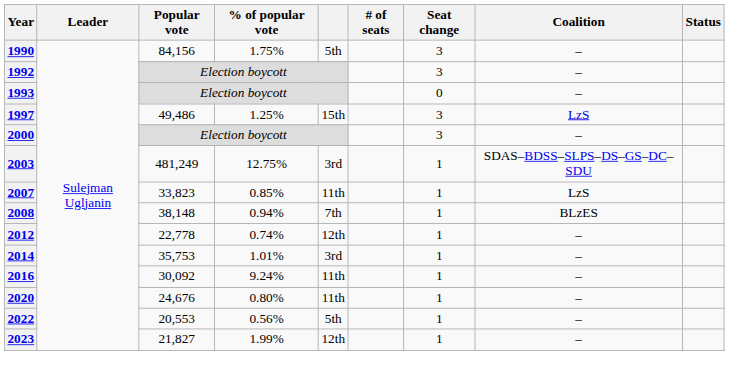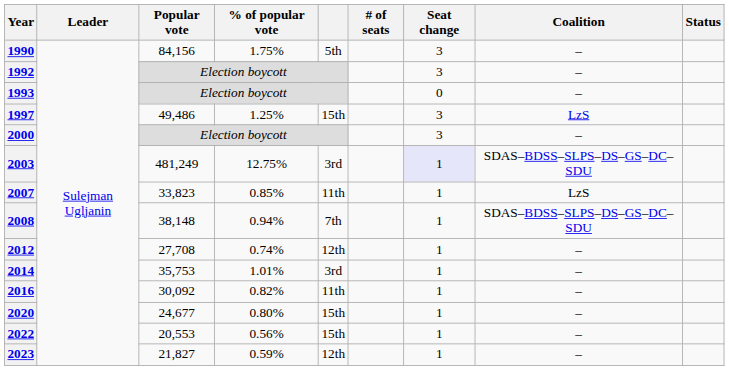(439, 163) no background -> (439, 163) lavender background
(579, 213) BLzES -> (579, 220) SDAS–BDSS–SLPS–DS–GS–DC–SDU
(177, 234) 22,778 -> (177, 249) 27,708
(267, 276) 9.24% -> (267, 291) 0.82%
(177, 297) 24,676 -> (177, 312) 24,677
(333, 297) 11th -> (333, 312) 15th
(333, 318) 5th -> (333, 333) 15th
(267, 339) 1.99% -> (267, 354) 0.59%
